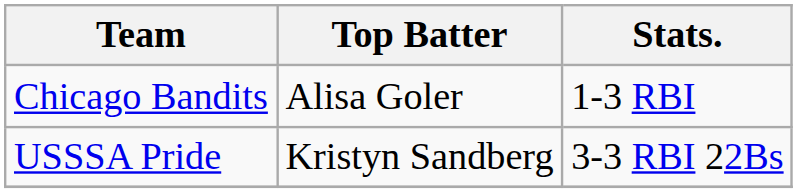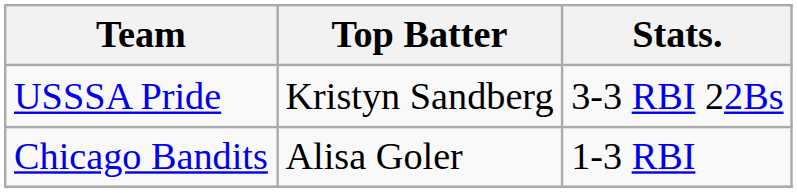rows swapped: (118, 156) <-> (141, 95)
